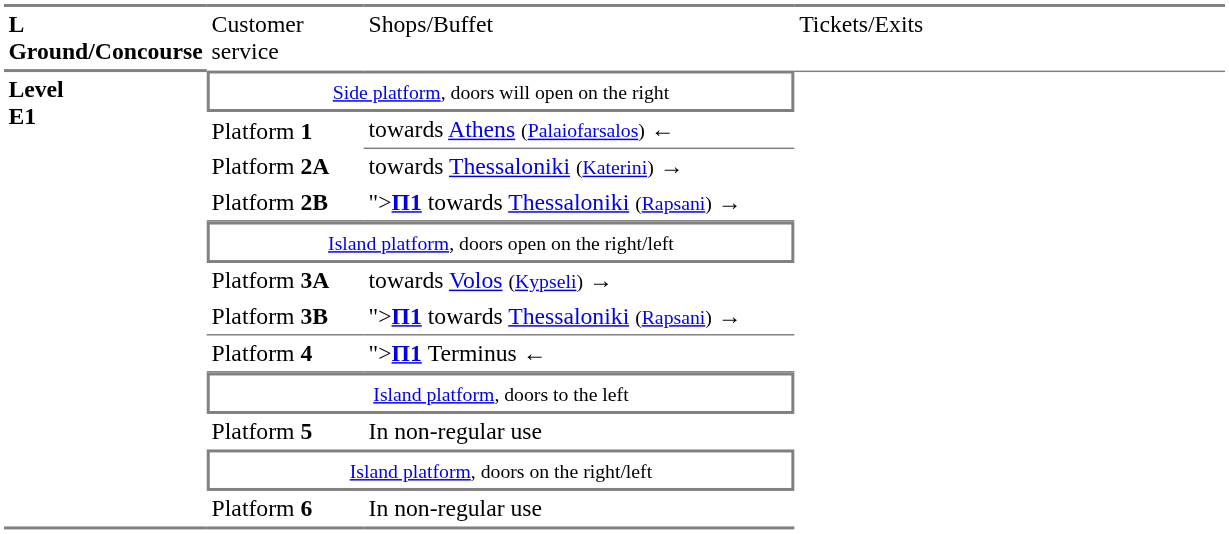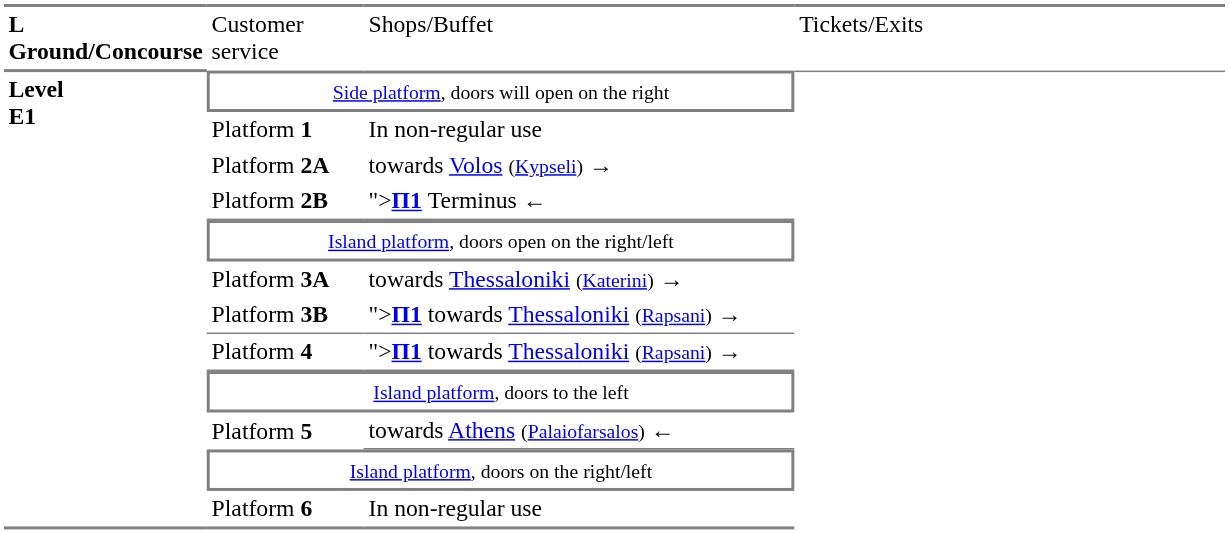(522, 129) towards Athens (Palaiofarsalos) ← -> (455, 129) In non-regular use
(526, 166) towards Thessaloniki (Katerini) → -> (491, 165) towards Volos (Kypseli) →
(555, 202) ">Π1 towards Thessaloniki (Rapsani) → -> (457, 200) ">Π1 Terminus ←
(491, 280) towards Volos (Kypseli) → -> (526, 279) towards Thessaloniki (Katerini) →
(457, 353) ">Π1 Terminus ← -> (555, 351) ">Π1 towards Thessaloniki (Rapsani) →
(455, 431) In non-regular use -> (522, 430) towards Athens (Palaiofarsalos) ←
